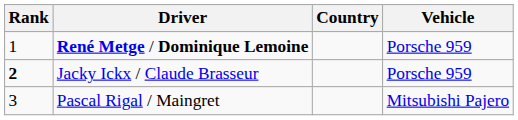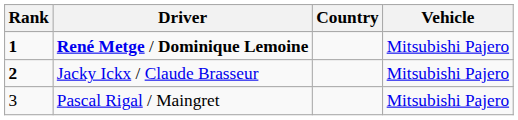(13, 45) normal -> (13, 45) bold
(429, 45) Porsche 959 -> (448, 45) Mitsubishi Pajero
(429, 73) Porsche 959 -> (448, 73) Mitsubishi Pajero
